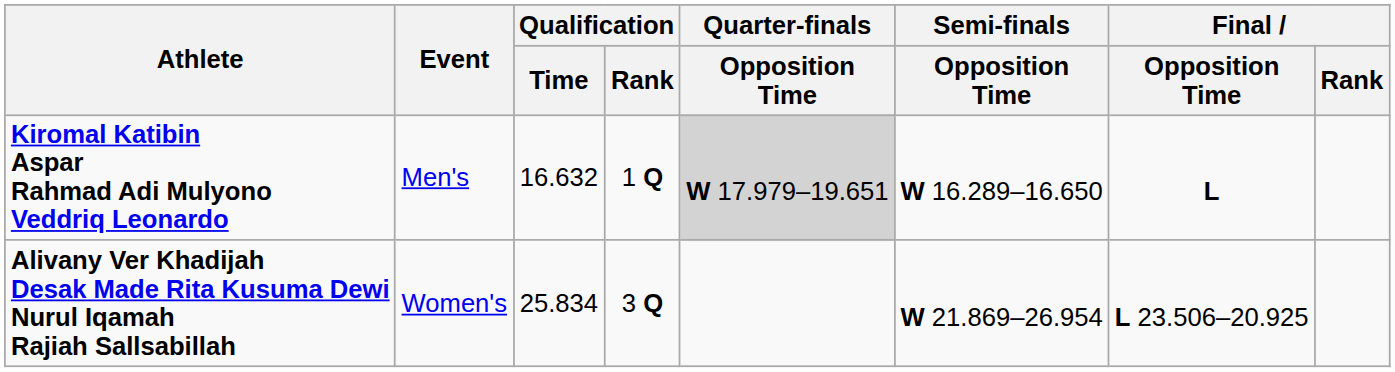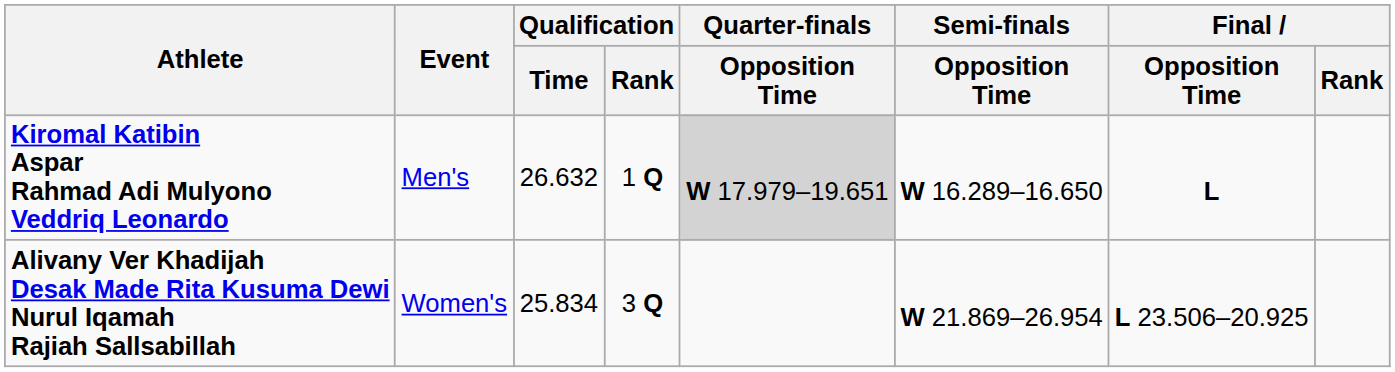(559, 178) 16.632 -> (559, 178) 26.632
